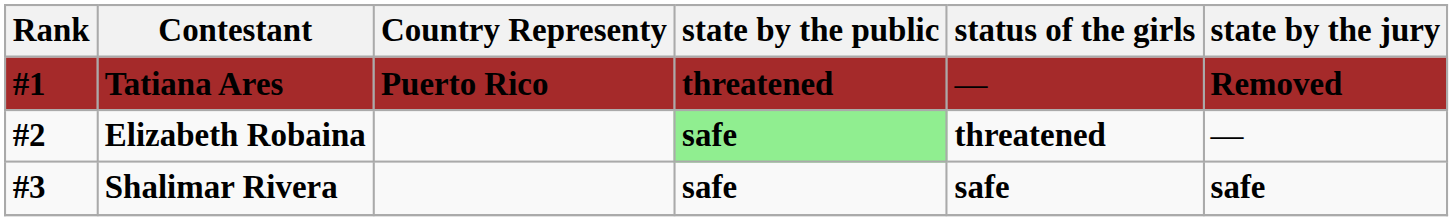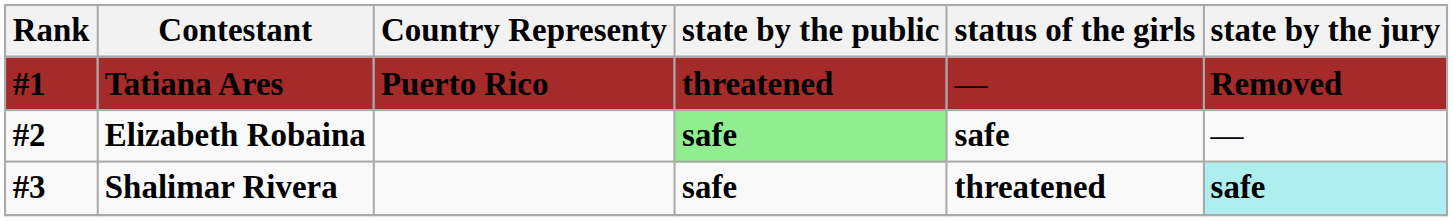(1030, 135) threatened -> (982, 135) safe
(982, 187) safe -> (1030, 187) threatened
(1238, 187) no background -> (1238, 187) paleturquoise background
